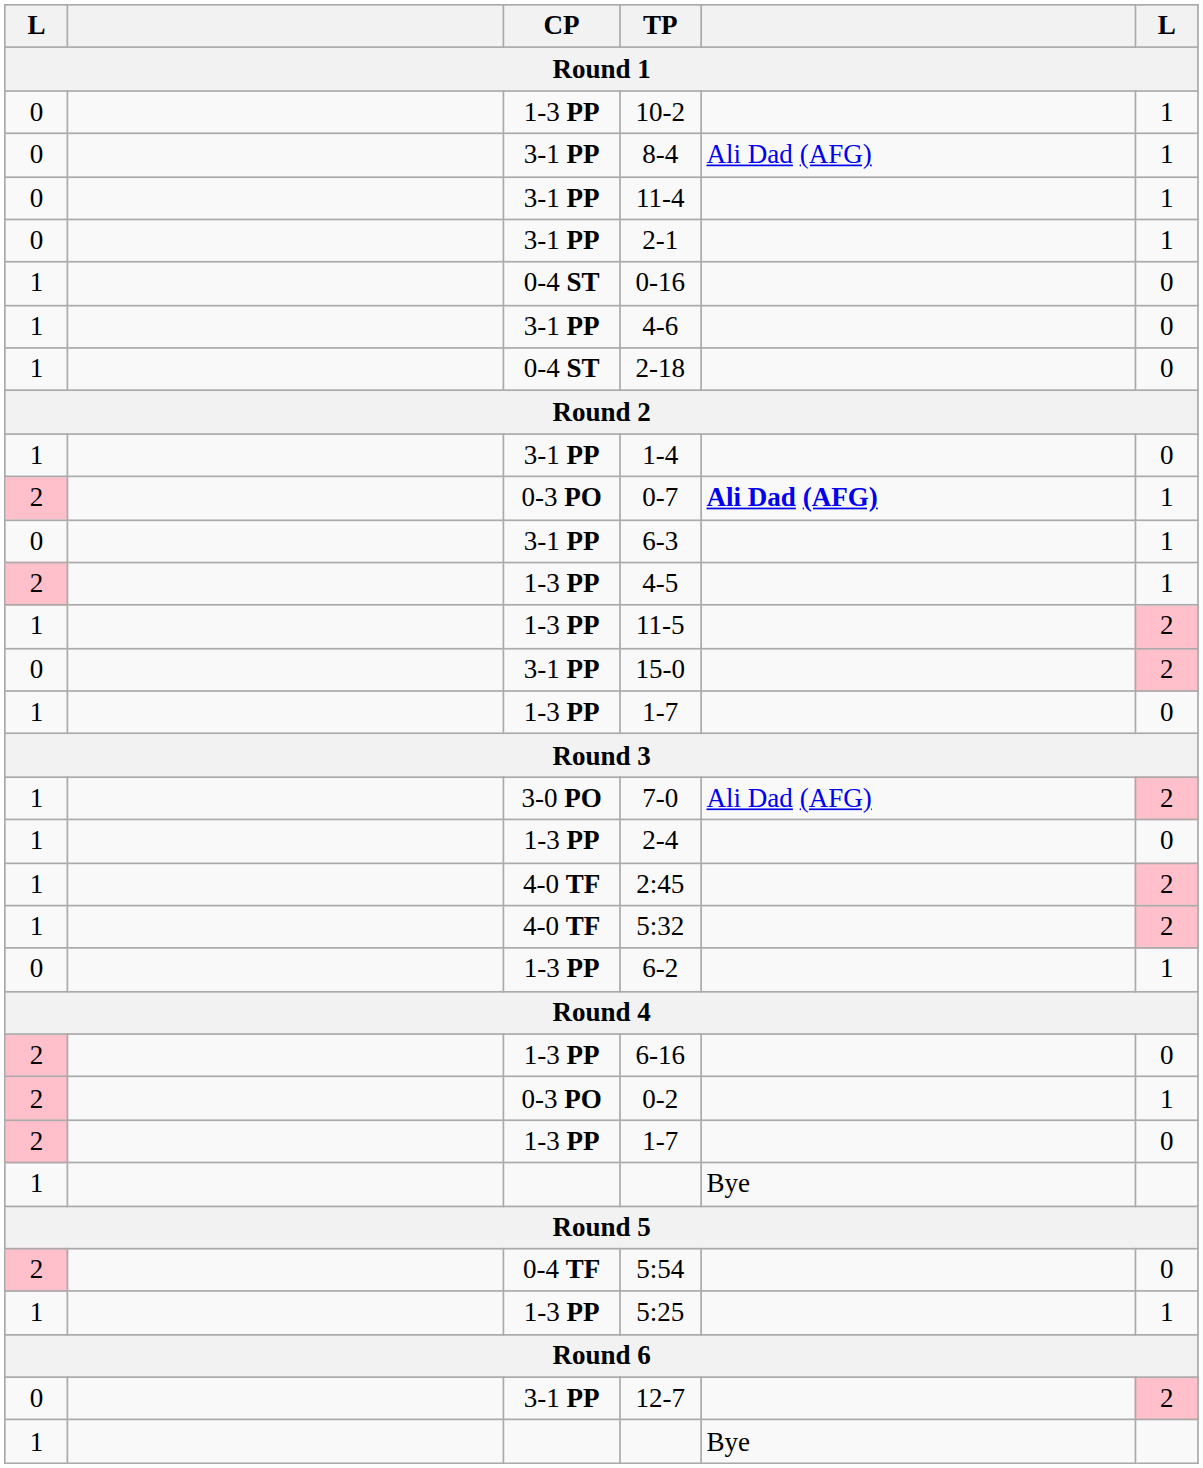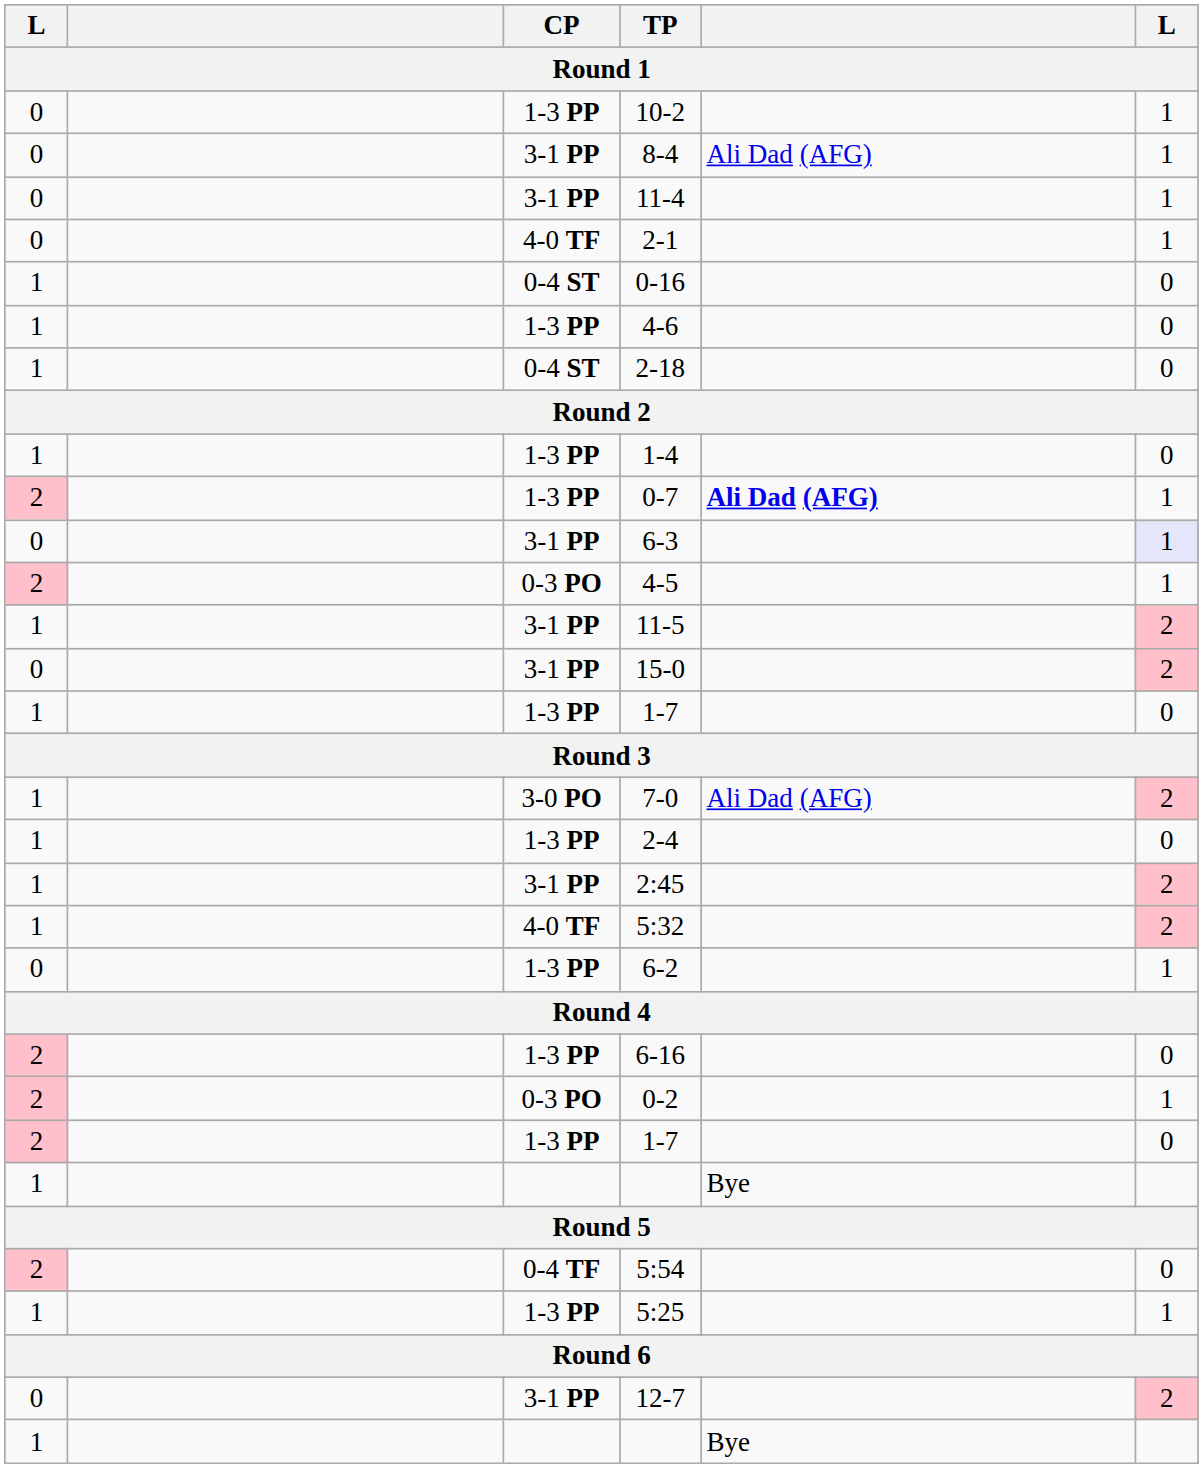(562, 240) 3-1 PP -> (562, 240) 4-0 TF
(562, 326) 3-1 PP -> (562, 326) 1-3 PP
(562, 454) 3-1 PP -> (562, 454) 1-3 PP
(562, 497) 0-3 PO -> (562, 497) 1-3 PP
(1167, 540) no background -> (1167, 540) lavender background
(562, 583) 1-3 PP -> (562, 583) 0-3 PO
(562, 626) 1-3 PP -> (562, 626) 3-1 PP
(562, 883) 4-0 TF -> (562, 883) 3-1 PP
